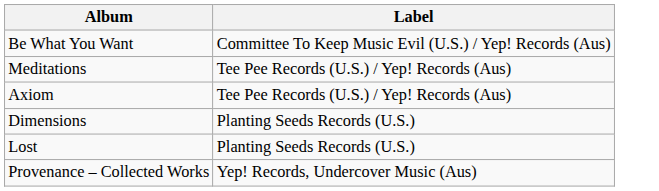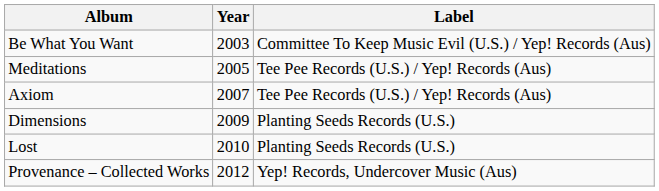+ column: (233, 17)
